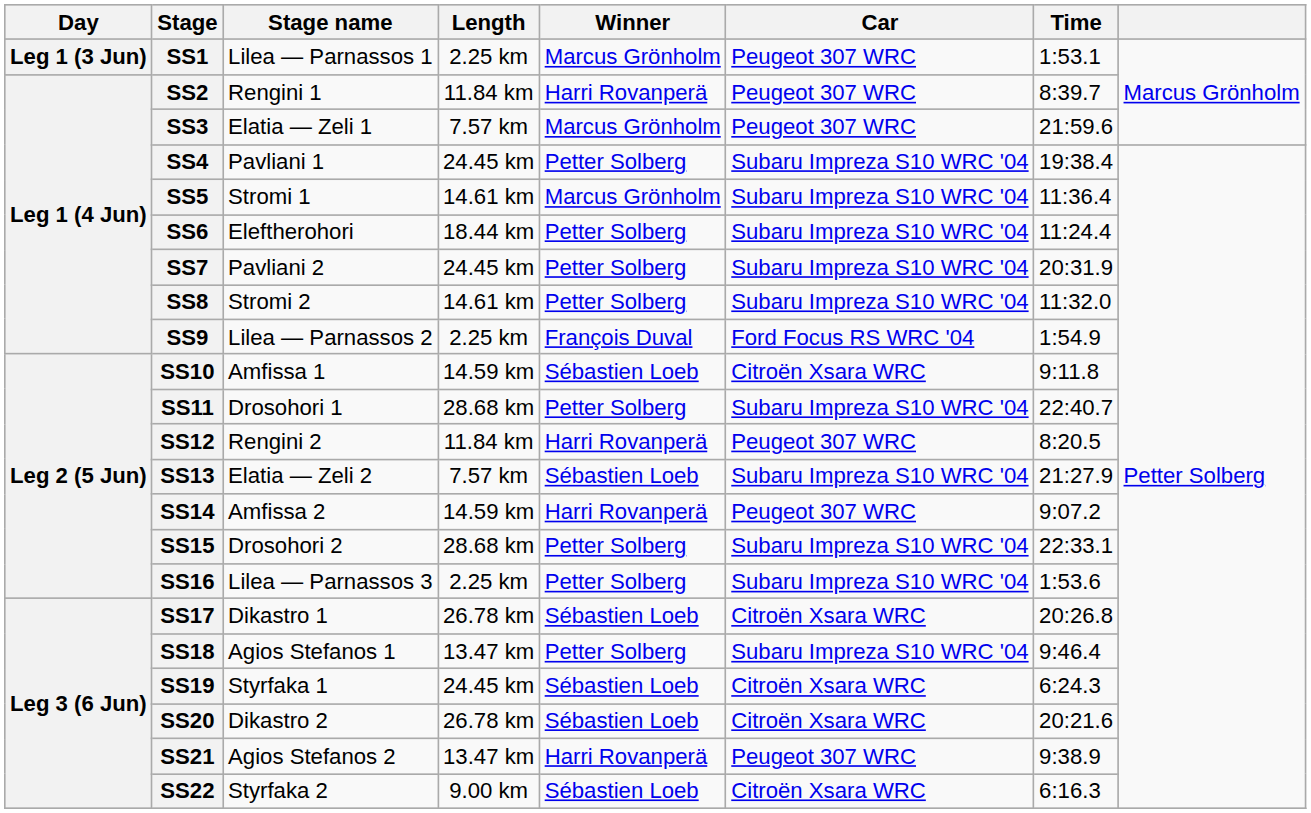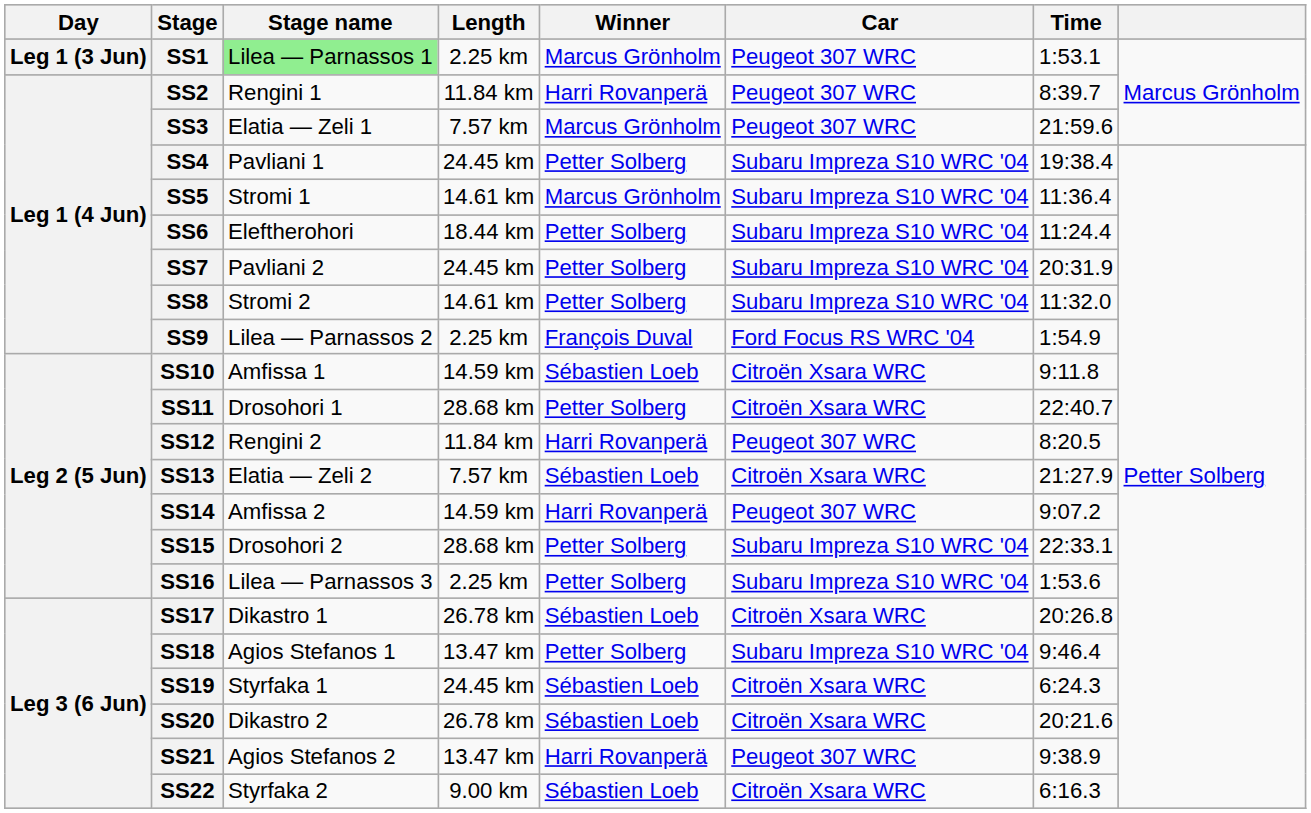(330, 57) no background -> (330, 57) lightgreen background
(880, 406) Subaru Impreza S10 WRC '04 -> (829, 406) Citroën Xsara WRC
(880, 476) Subaru Impreza S10 WRC '04 -> (829, 476) Citroën Xsara WRC
